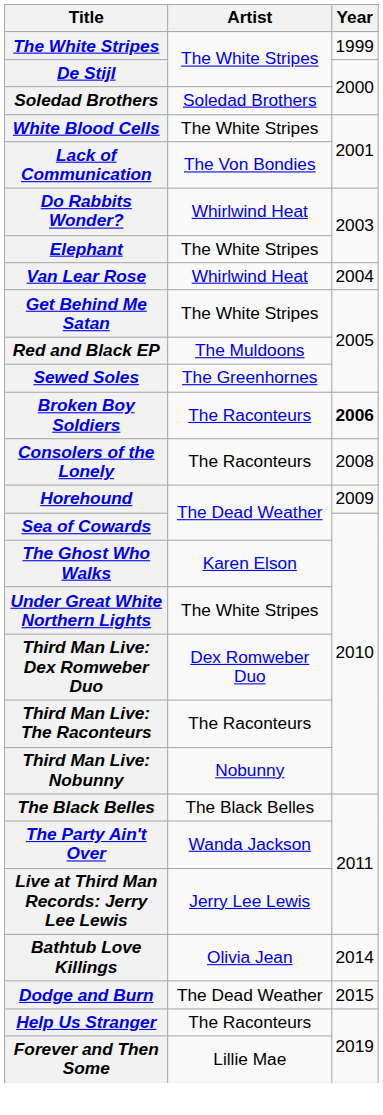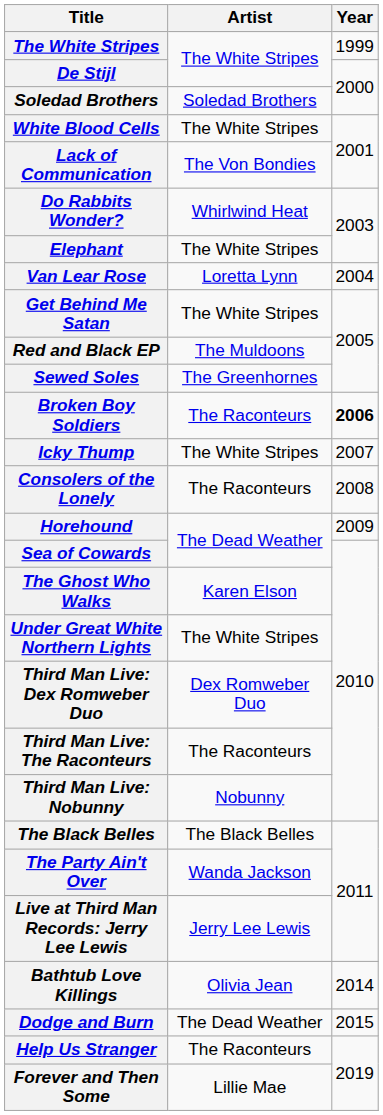(250, 276) Whirlwind Heat -> (250, 276) Loretta Lynn
+ row: (86, 452)
